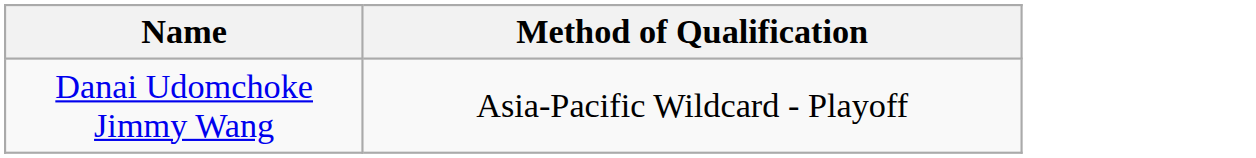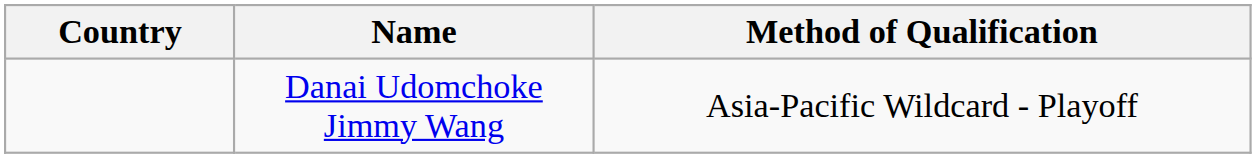+ column: (120, 31)
